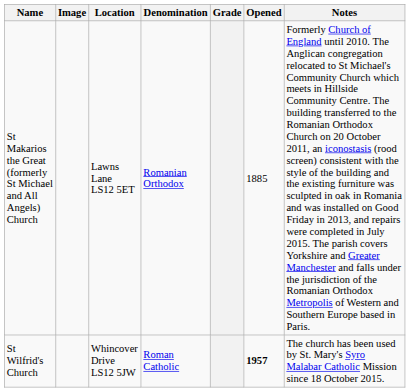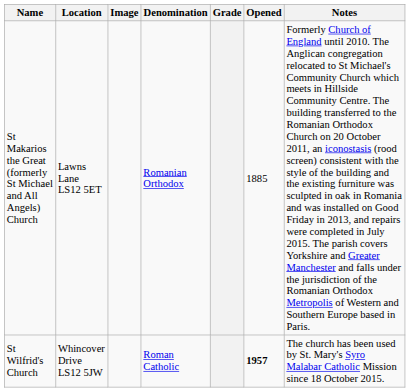columns swapped: (72, 12) <-> (115, 12)
